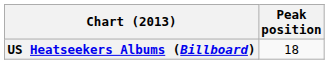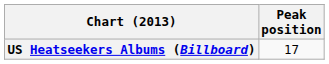(291, 49) 18 -> (291, 49) 17
